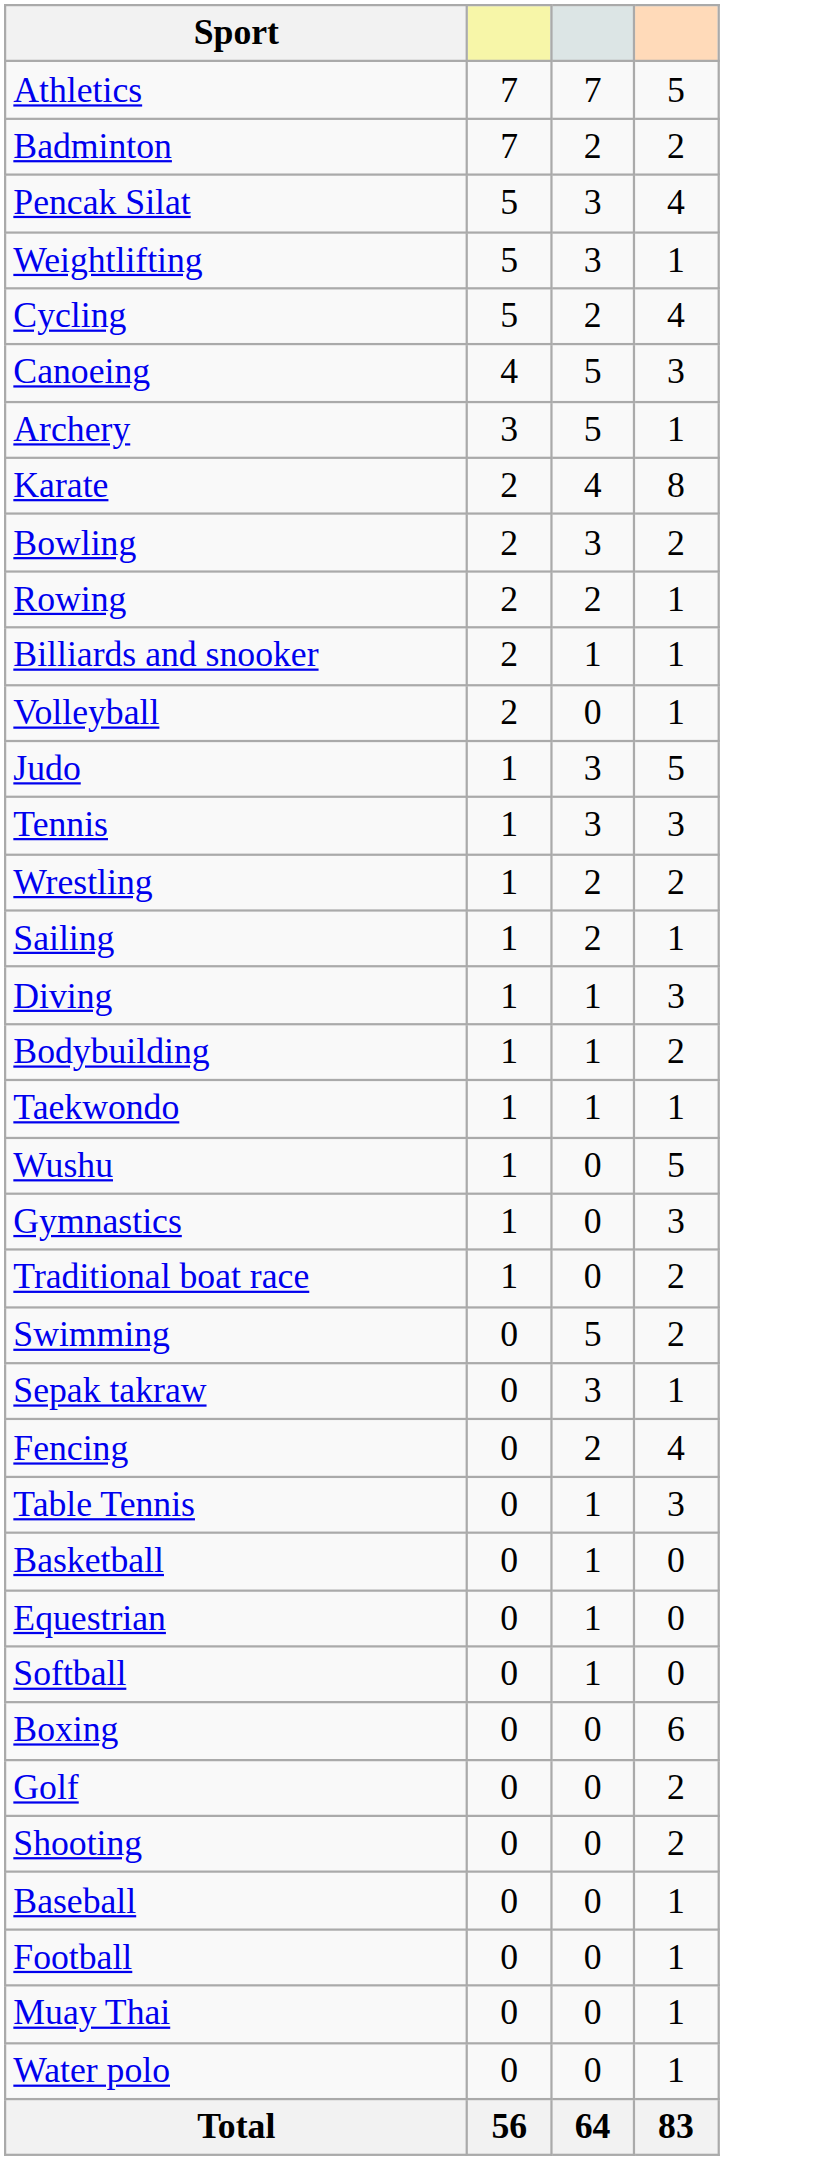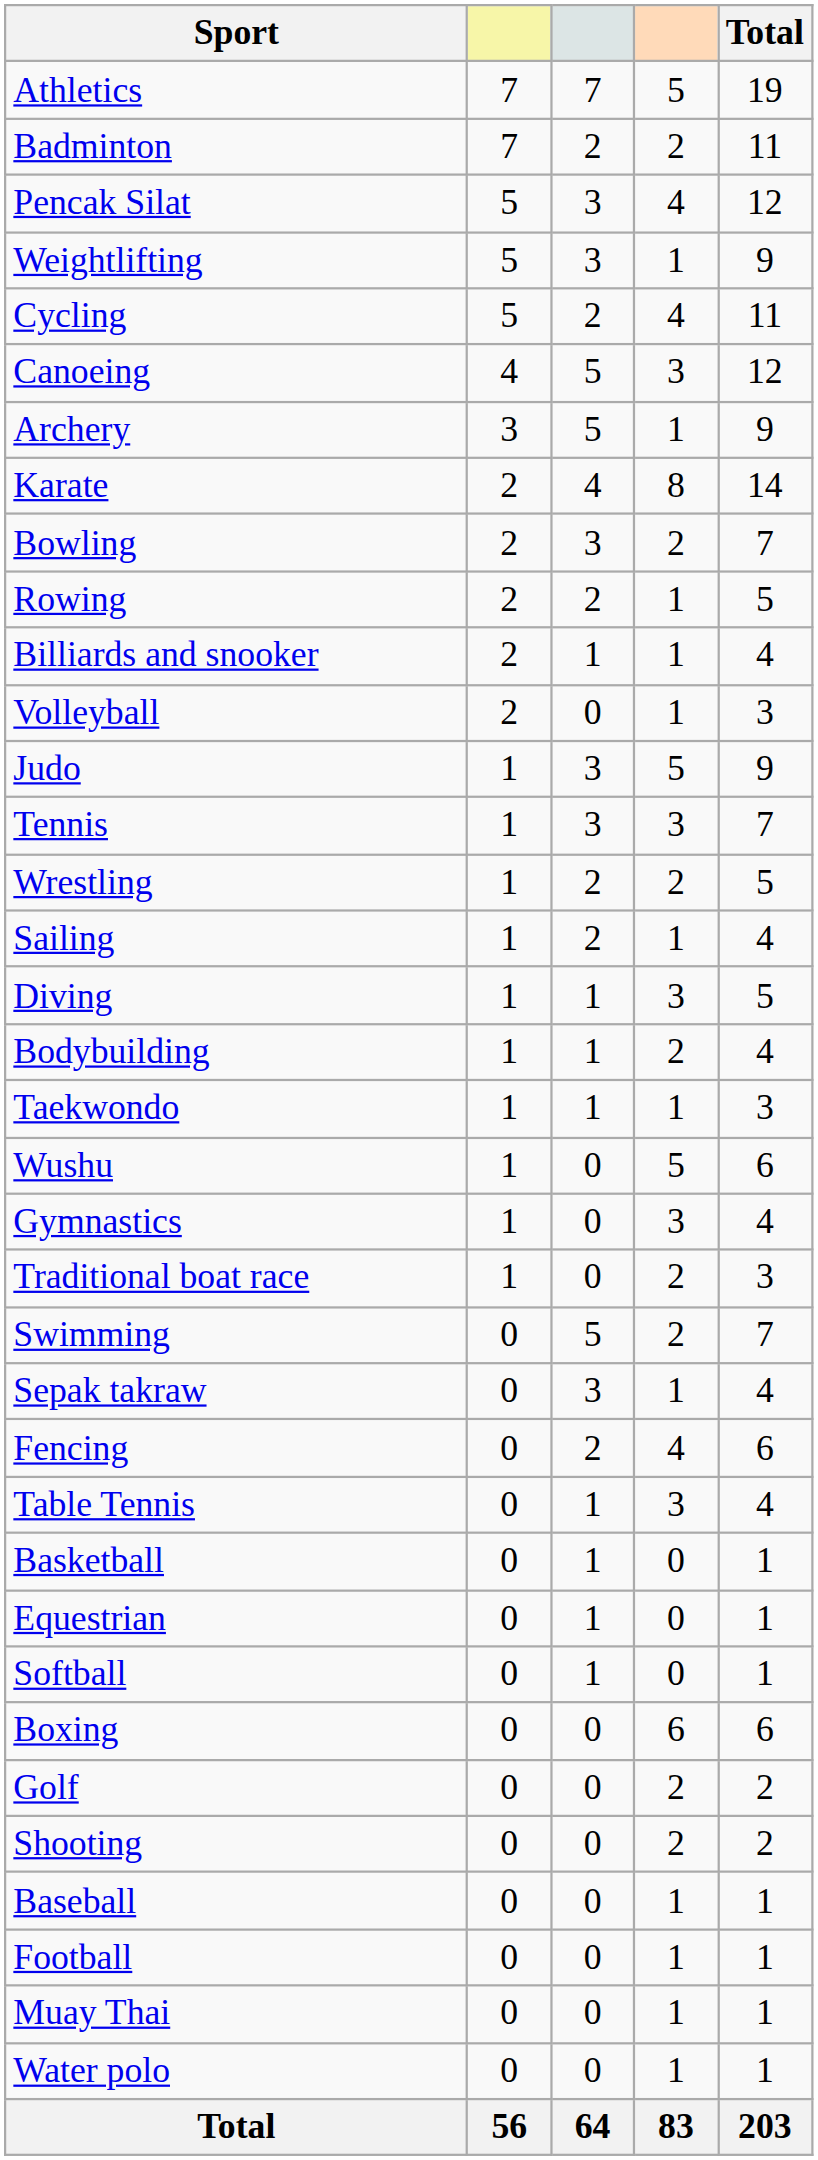+ column: (765, 32)
